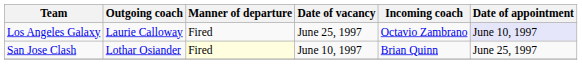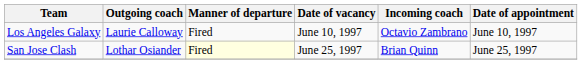(330, 31) June 25, 1997 -> (330, 31) June 10, 1997
(505, 31) lavender background -> (505, 31) no background
(330, 50) June 10, 1997 -> (330, 50) June 25, 1997
